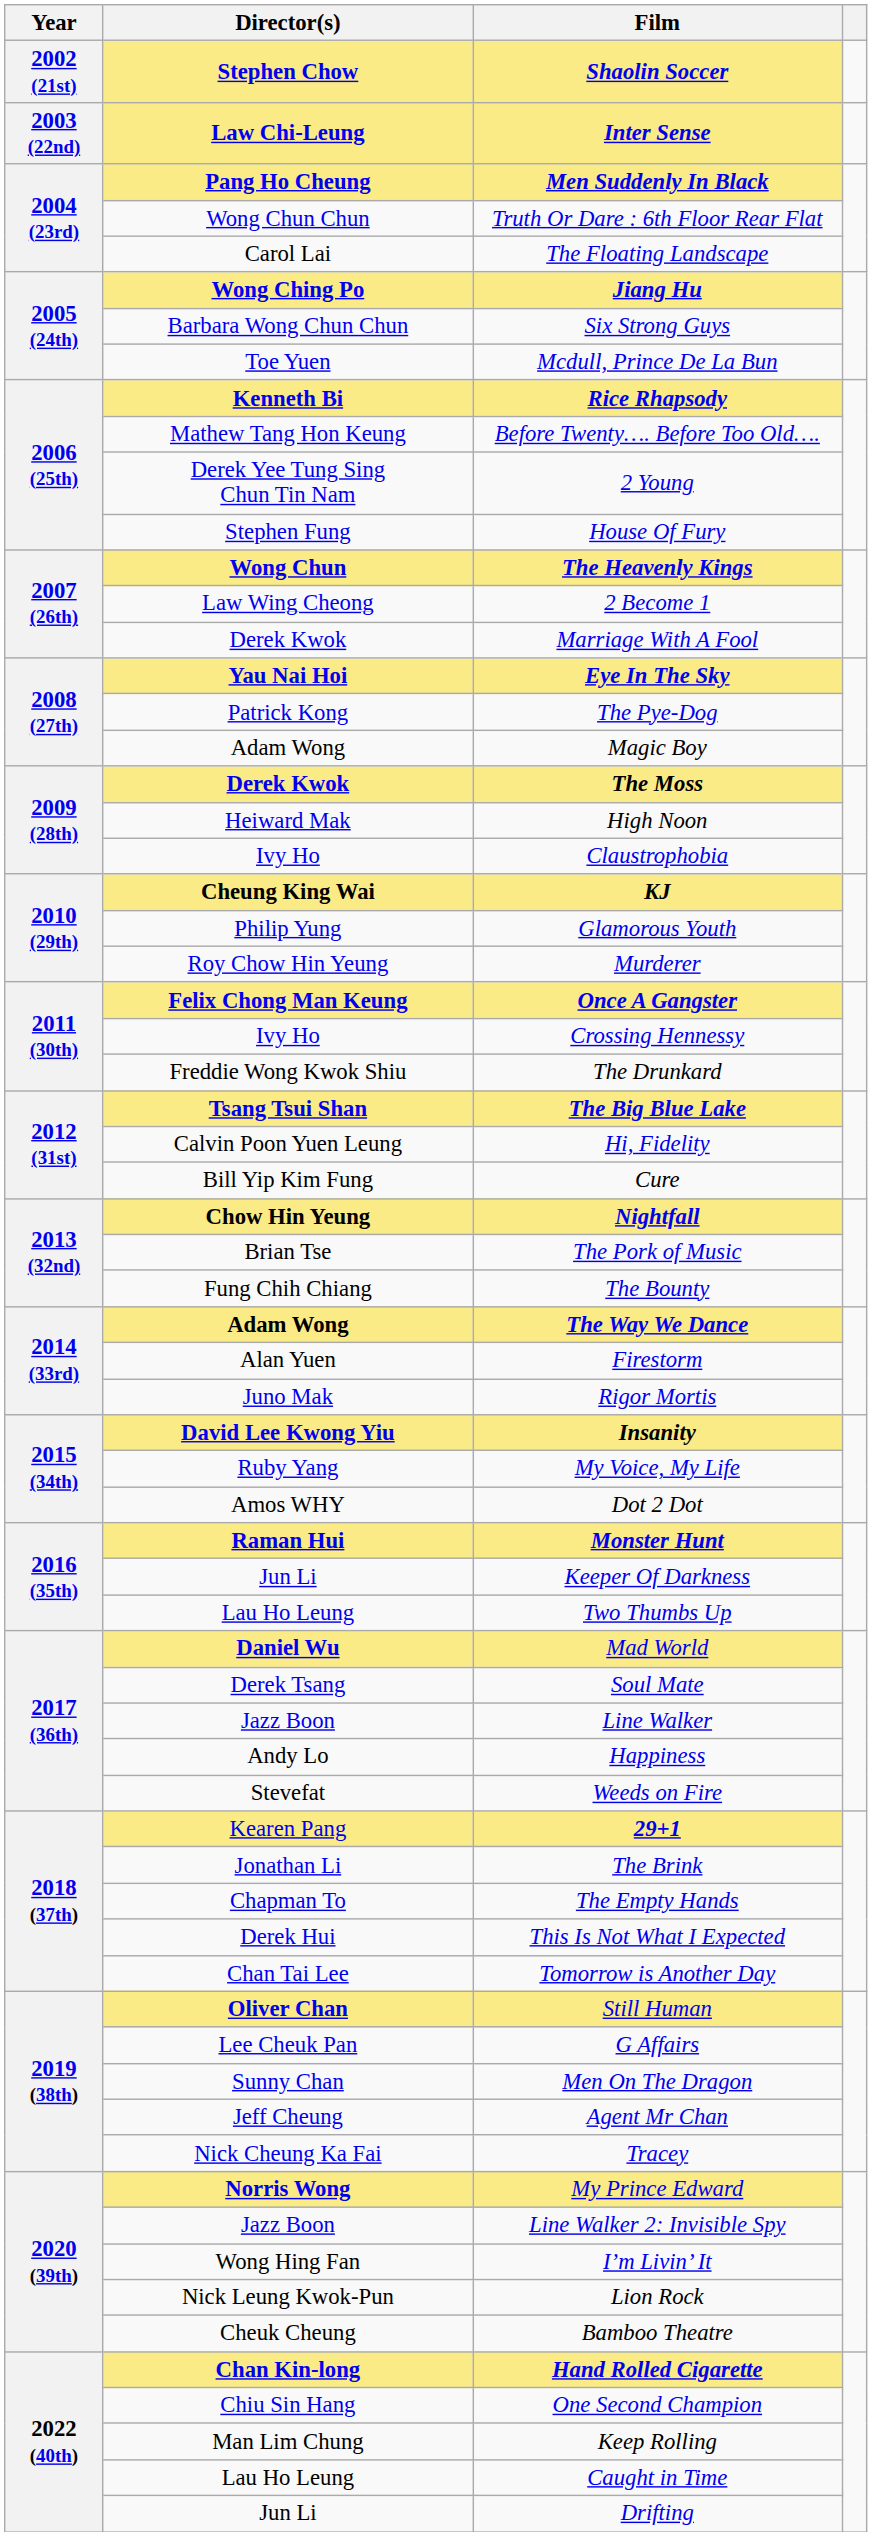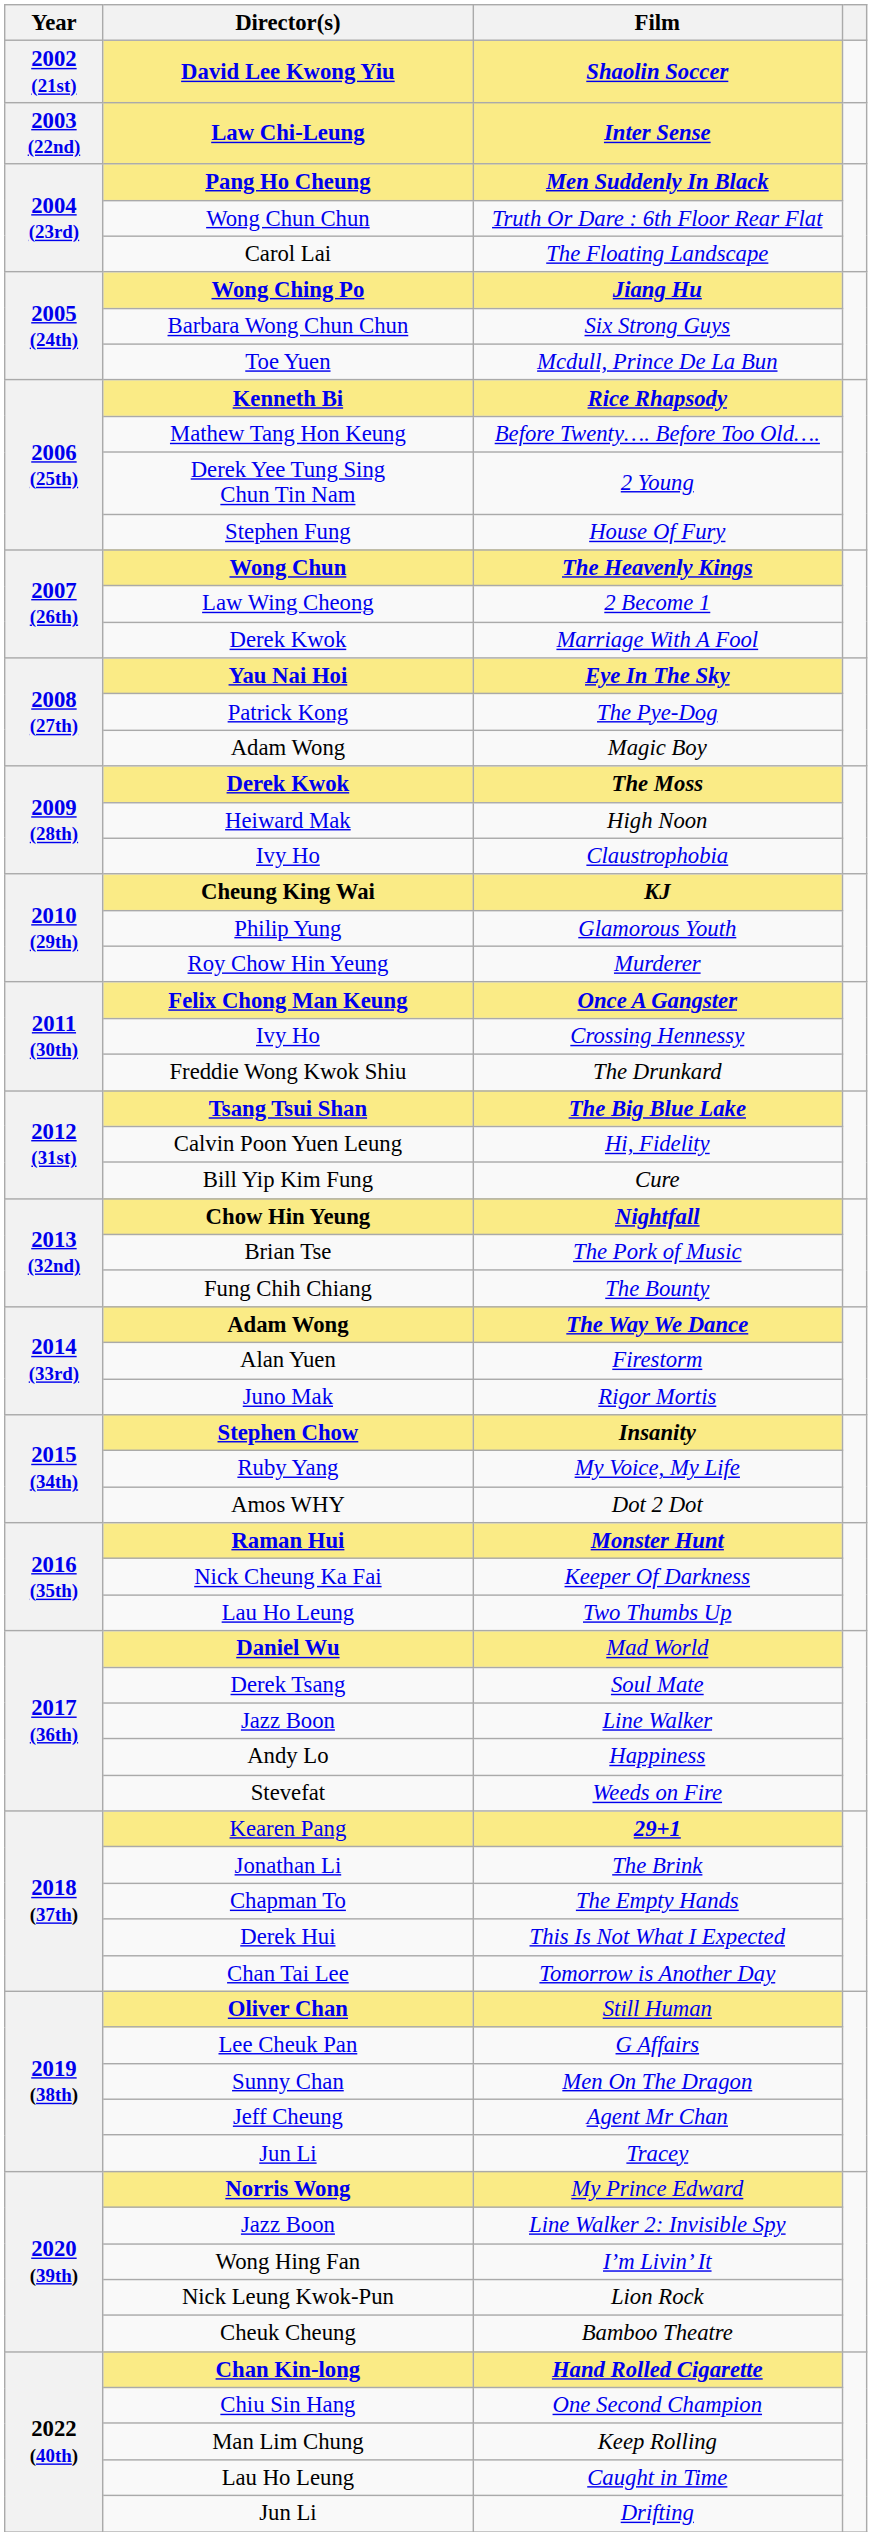(288, 71) Stephen Chow -> (288, 71) David Lee Kwong Yiu
(288, 1432) David Lee Kwong Yiu -> (288, 1432) Stephen Chow
(288, 1576) Jun Li -> (288, 1576) Nick Cheung Ka Fai
(288, 2153) Nick Cheung Ka Fai -> (288, 2153) Jun Li
